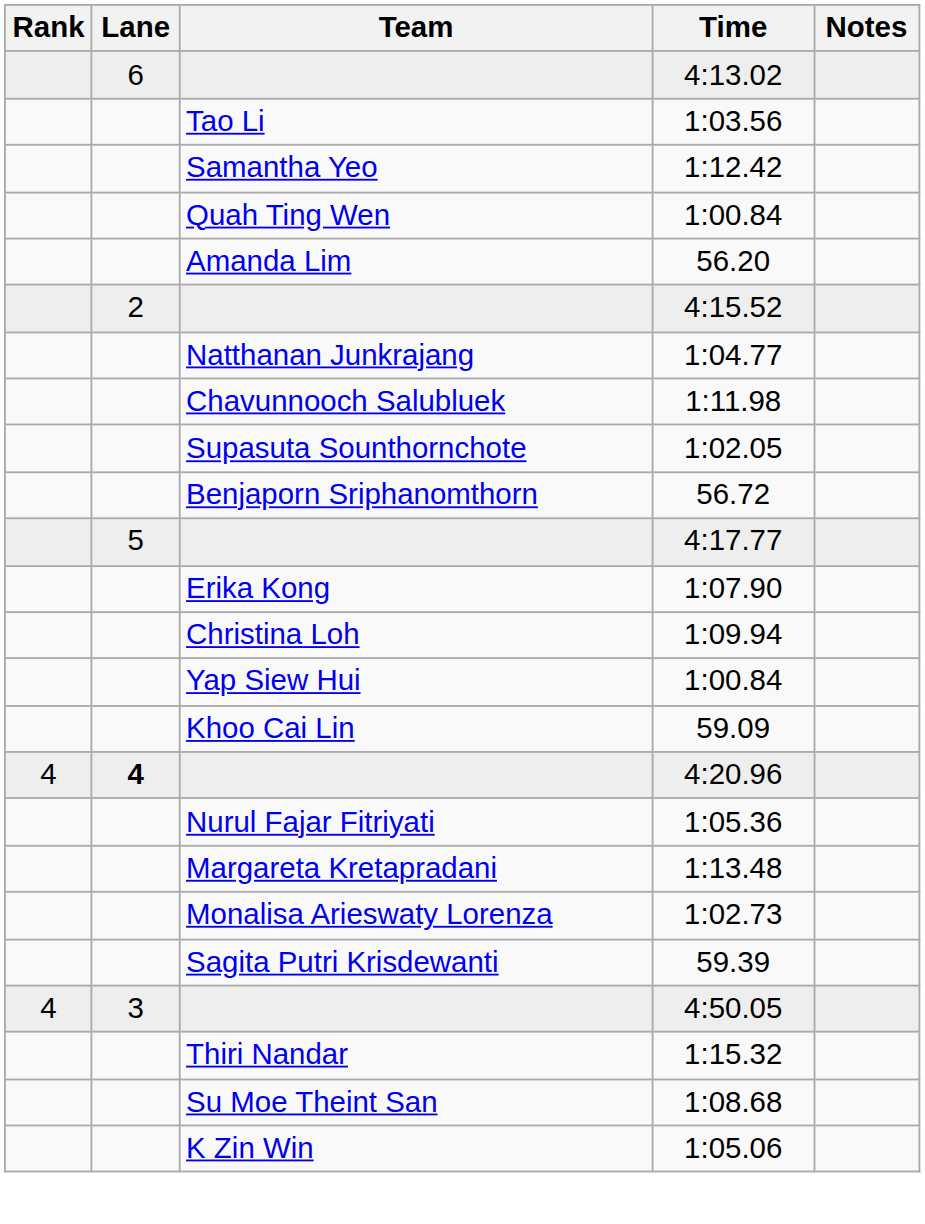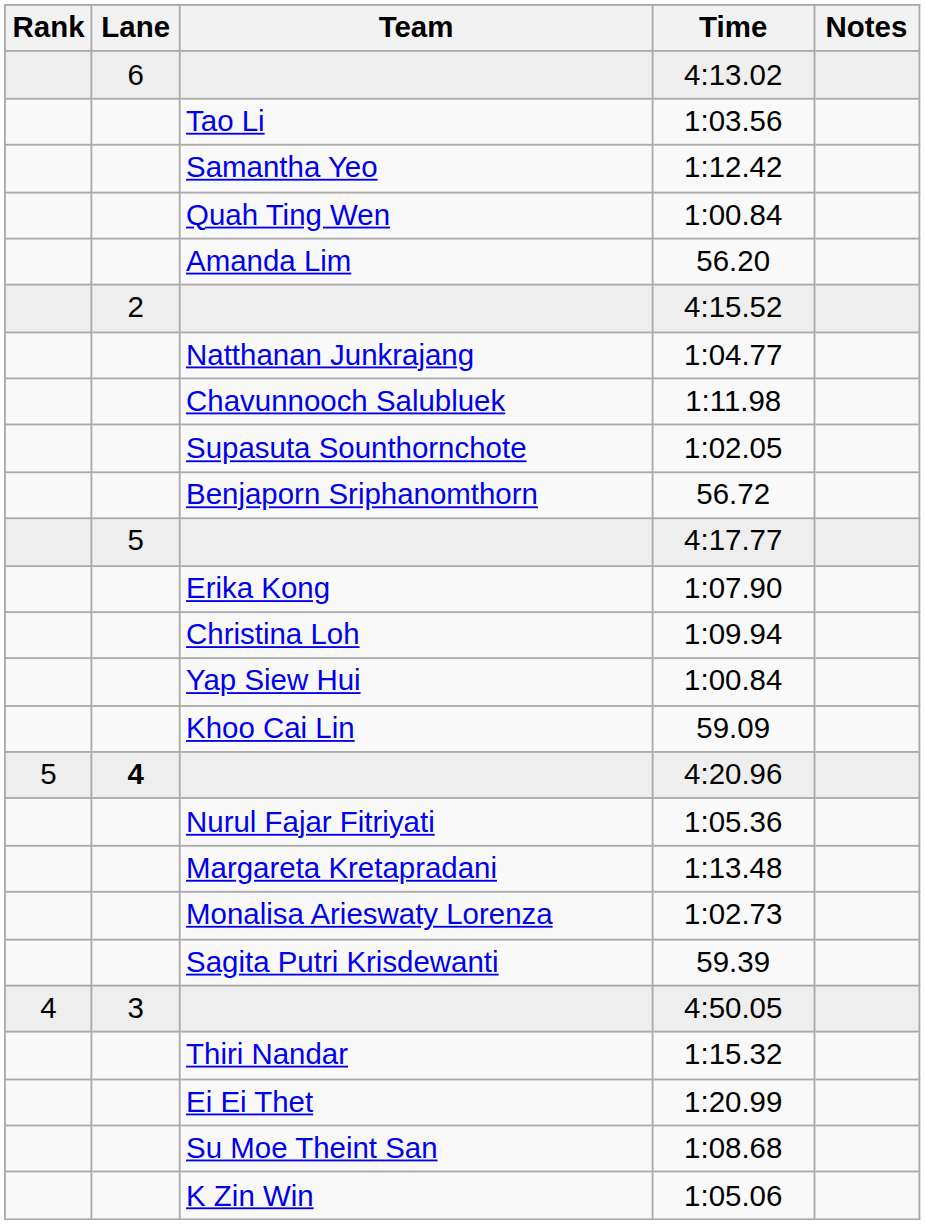(49, 774) 4 -> (49, 774) 5
+ row: (250, 1101)
